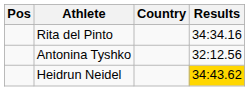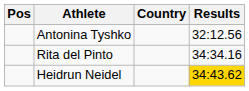rows swapped: (84, 55) <-> (75, 34)
